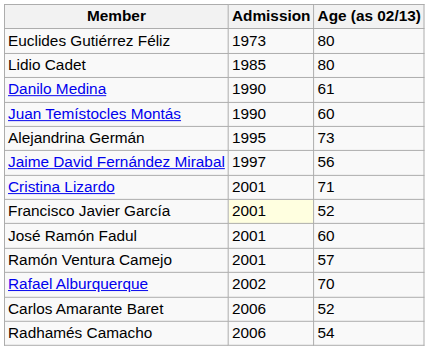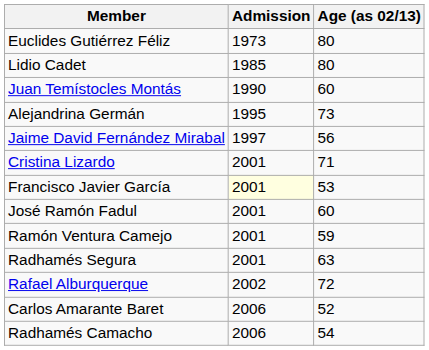- row: (57, 89)
(326, 211) 52 -> (326, 187) 53
(326, 260) 57 -> (326, 235) 59
+ row: (72, 260)
(326, 284) 70 -> (326, 284) 72
